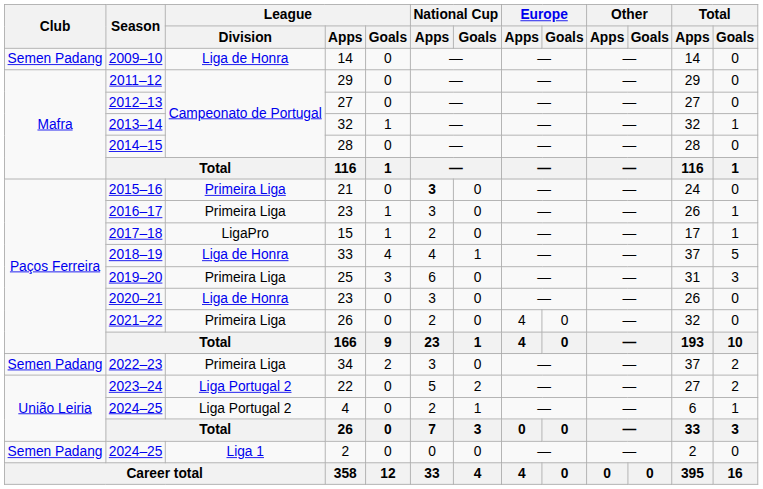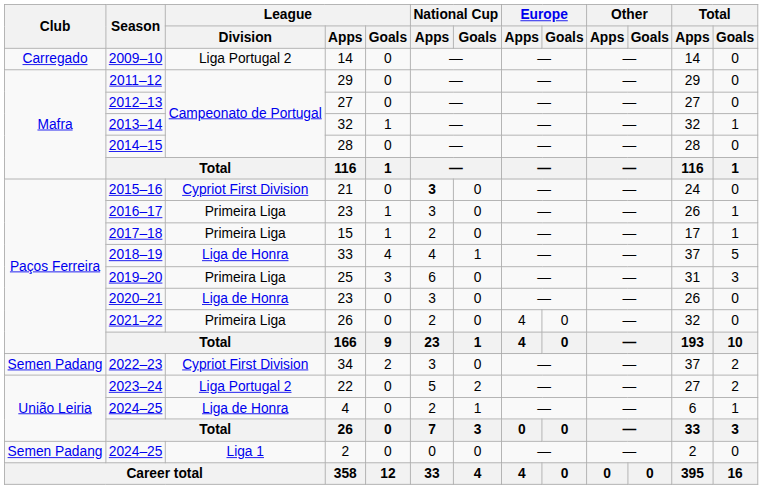(55, 59) Semen Padang -> (55, 59) Carregado
(245, 59) Liga de Honra -> (245, 59) Liga Portugal 2
(245, 189) Primeira Liga -> (245, 189) Cypriot First Division
(245, 233) LigaPro -> (245, 233) Primeira Liga
(245, 364) Primeira Liga -> (245, 364) Cypriot First Division
(245, 408) Liga Portugal 2 -> (245, 408) Liga de Honra
